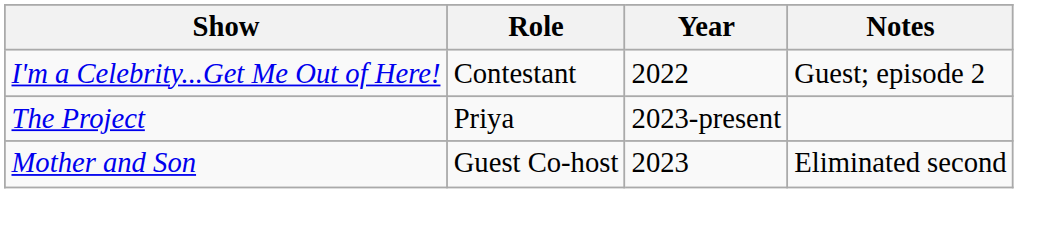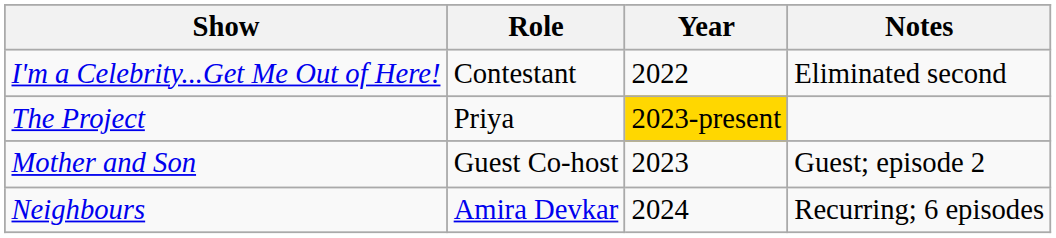(890, 72) Guest; episode 2 -> (900, 72) Eliminated second
(706, 118) no background -> (706, 118) gold background
(900, 163) Eliminated second -> (890, 163) Guest; episode 2
+ row: (78, 208)
